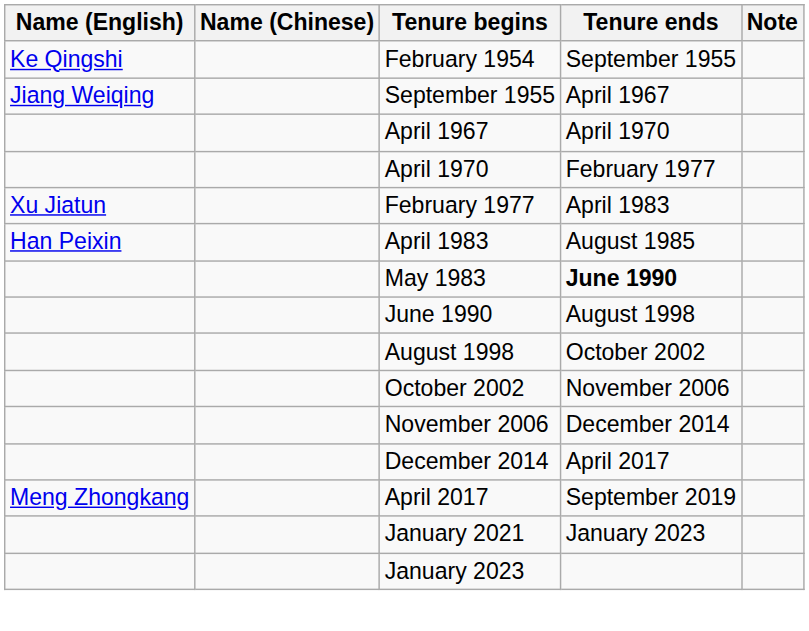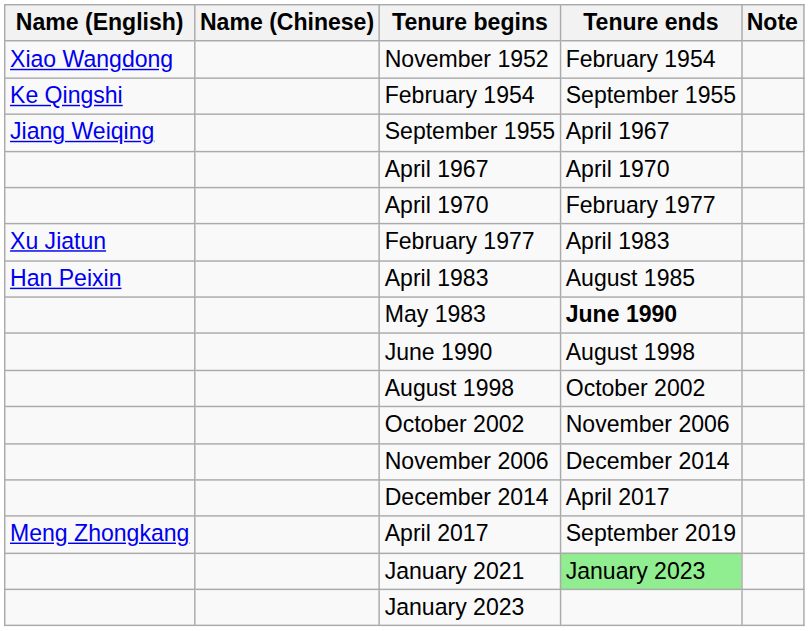+ row: (467, 59)
(636, 534) no background -> (636, 570) lightgreen background
